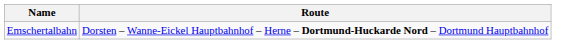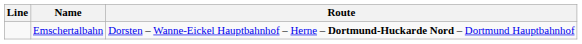+ column: (17, 13)
